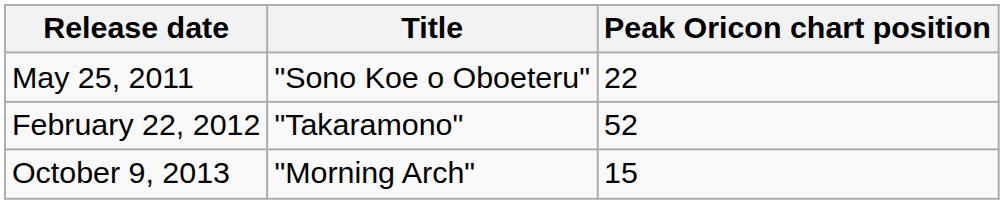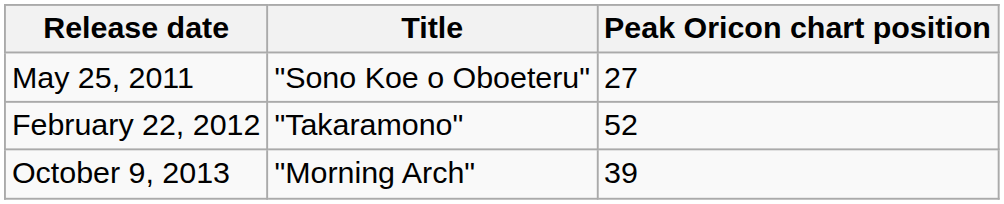(621, 76) 22 -> (621, 76) 27
(621, 173) 15 -> (621, 173) 39
